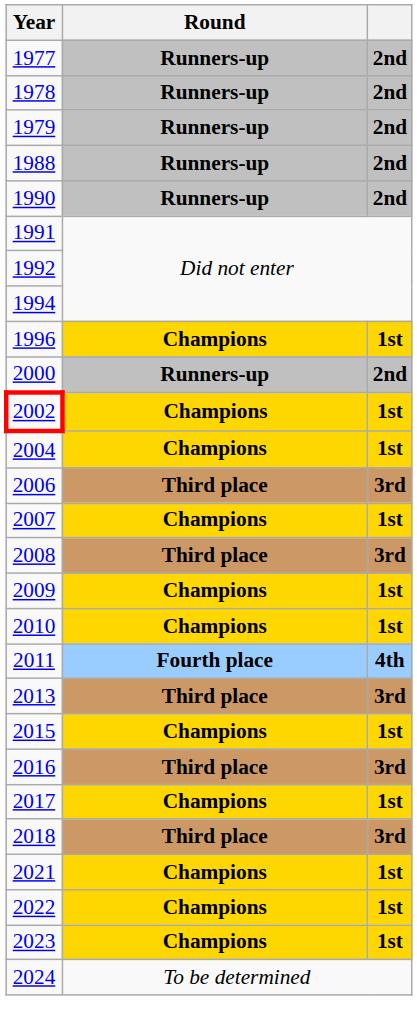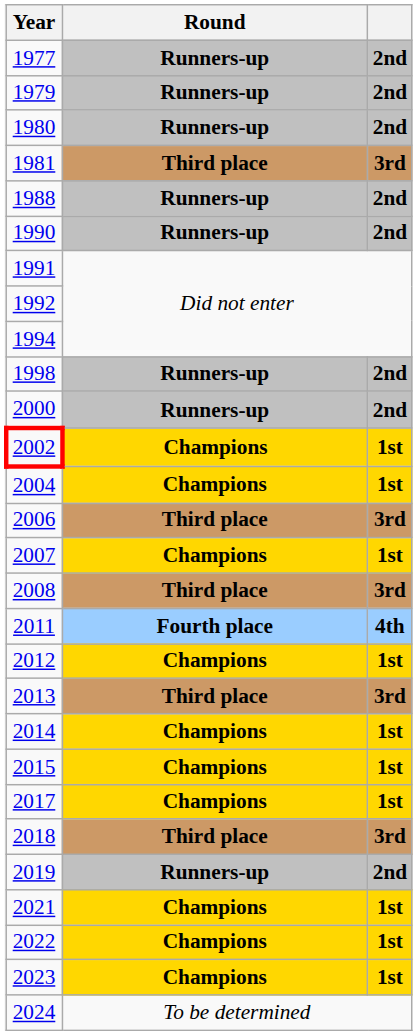- row: (34, 92)
+ row: (34, 127)
+ row: (34, 163)
- row: (34, 338)
+ row: (34, 373)
- row: (34, 590)
- row: (34, 625)
+ row: (34, 661)
+ row: (34, 731)
- row: (34, 766)
+ row: (34, 871)
